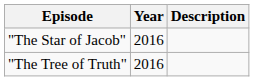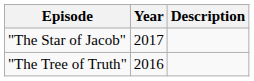(149, 40) 2016 -> (149, 40) 2017
